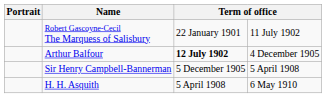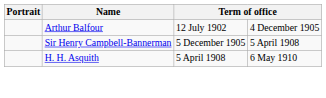- row: (97, 33)
(202, 54) bold -> (201, 27) normal
